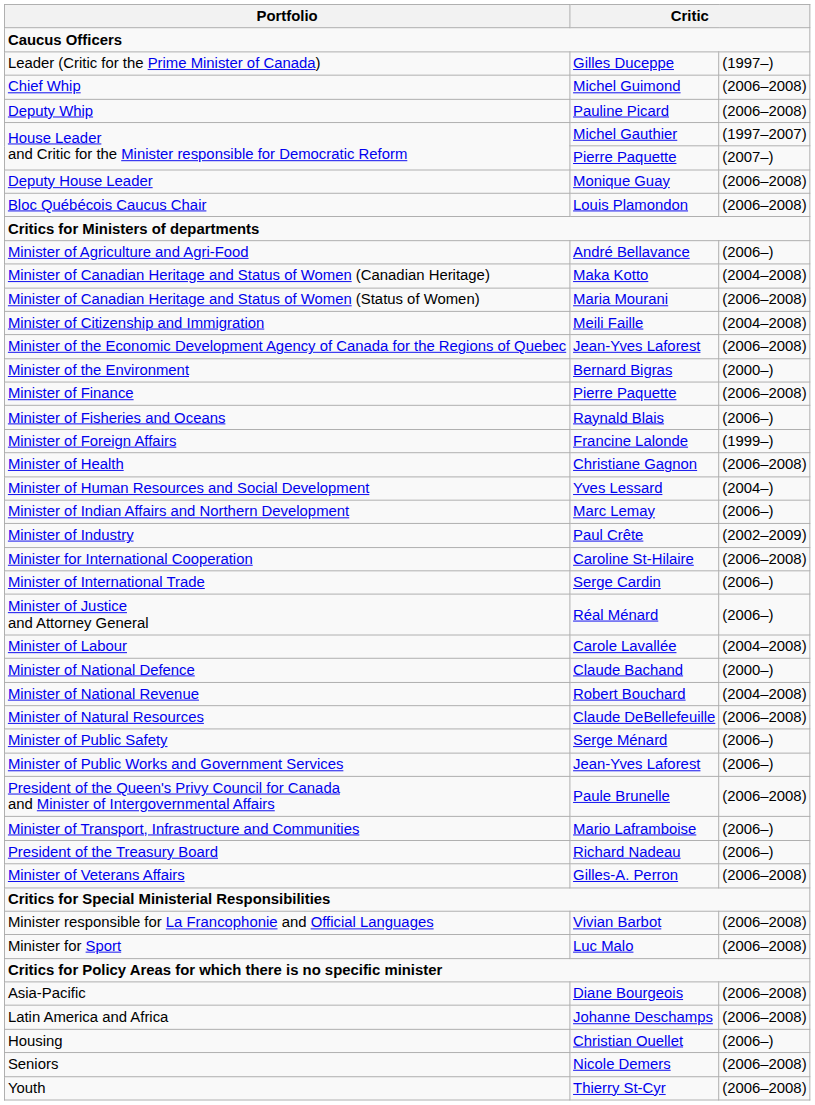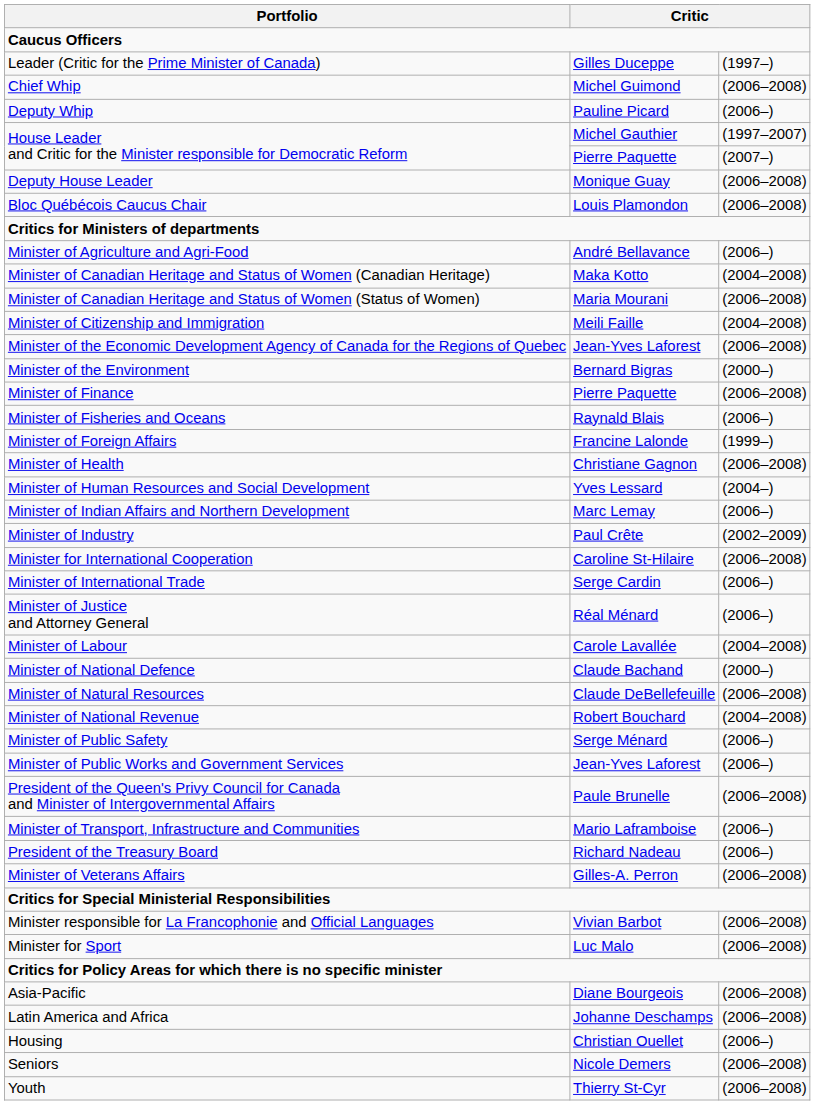(764, 110) (2006–2008) -> (748, 110) (2006–)
rows swapped: (103, 693) <-> (106, 717)
